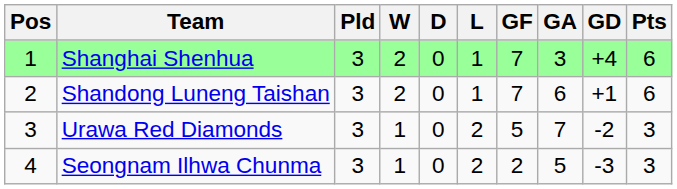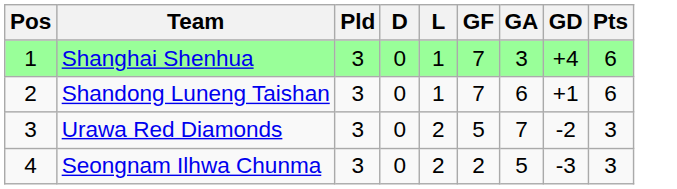- column: (400, 22)
